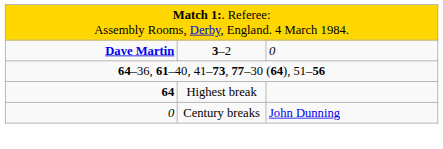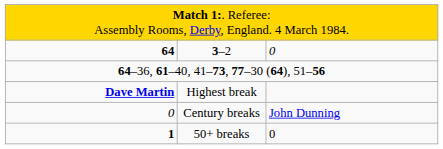(140, 50) Dave Martin -> (168, 50) 64
(168, 92) 64 -> (140, 92) Dave Martin
+ row: (222, 134)
